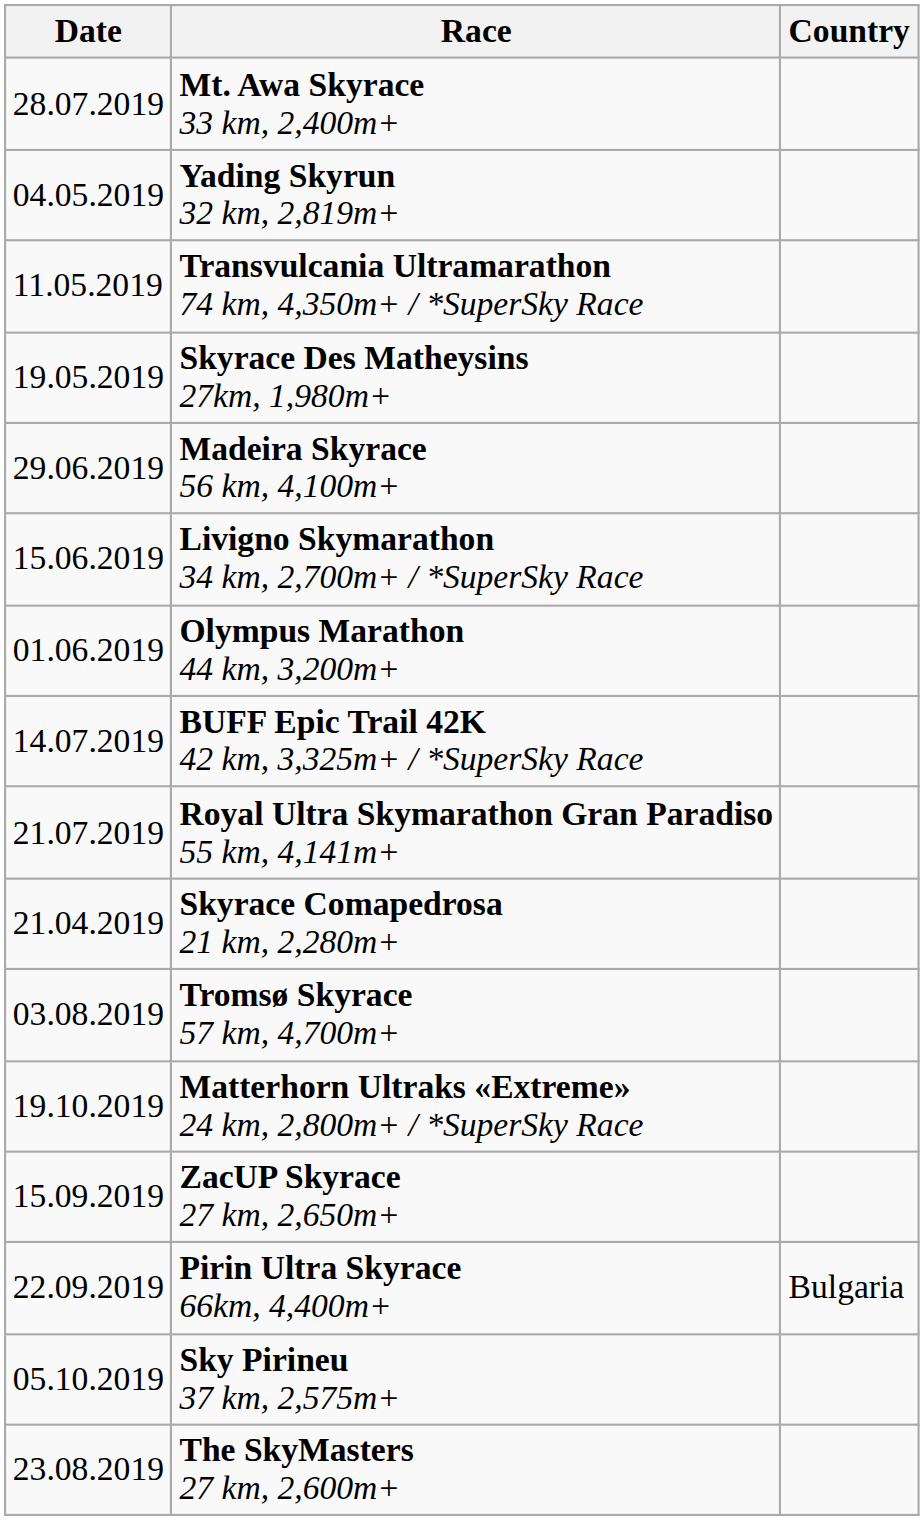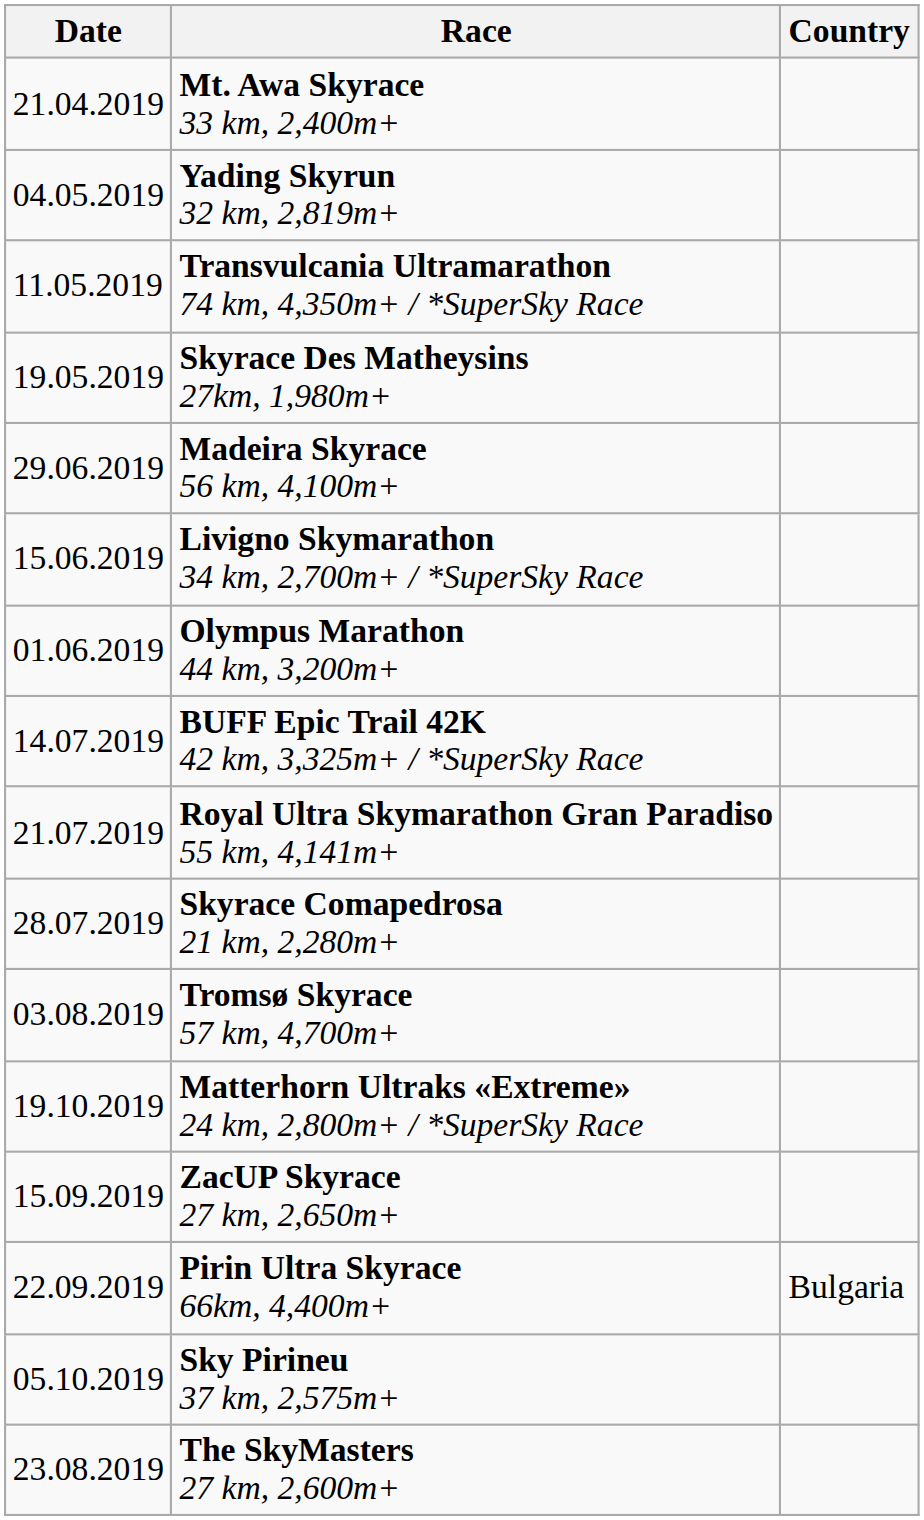(88, 103) 28.07.2019 -> (88, 103) 21.04.2019
(88, 923) 21.04.2019 -> (88, 923) 28.07.2019
